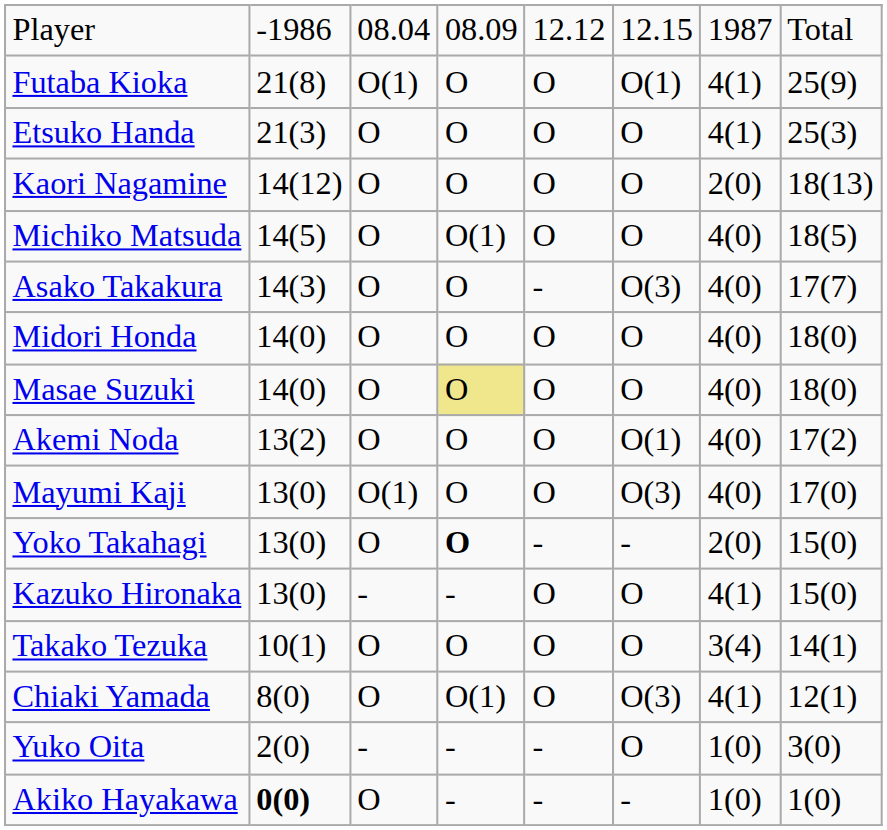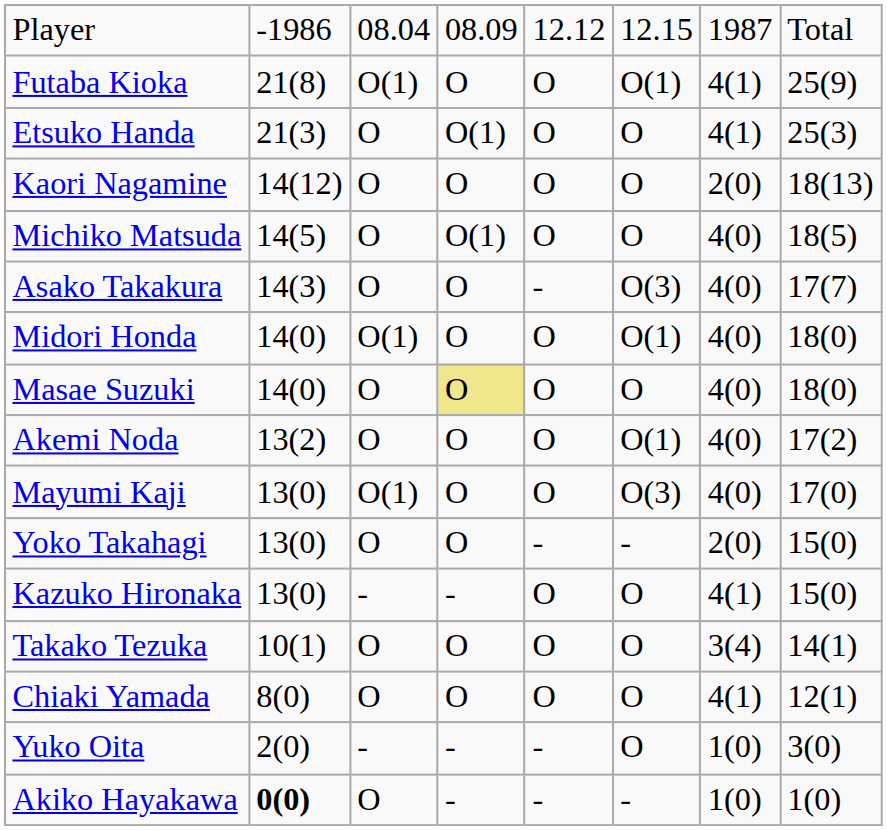(457, 132) O -> (475, 132) O(1)
(369, 337) O -> (388, 337) O(1)
(632, 337) O -> (651, 337) O(1)
(458, 542) bold -> (457, 542) normal
(475, 696) O(1) -> (457, 696) O
(651, 696) O(3) -> (632, 696) O
